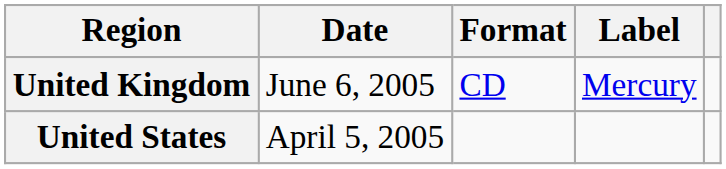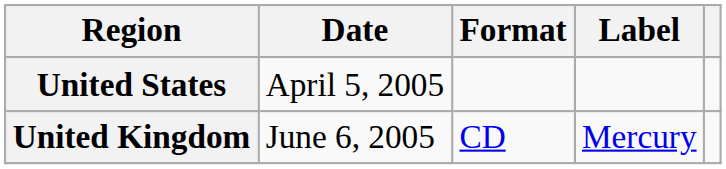rows swapped: (132, 136) <-> (132, 83)
